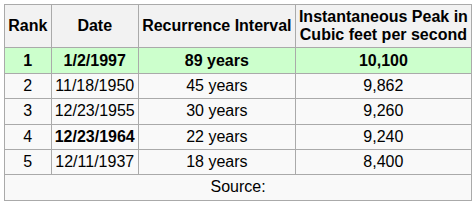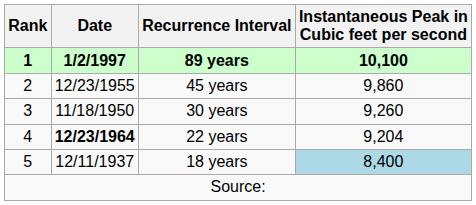(95, 85) 11/18/1950 -> (95, 85) 12/23/1955
(383, 85) 9,862 -> (383, 85) 9,860
(95, 111) 12/23/1955 -> (95, 111) 11/18/1950
(383, 136) 9,240 -> (383, 136) 9,204
(383, 162) no background -> (383, 162) lightblue background
